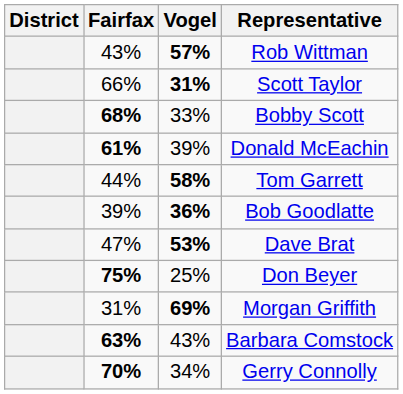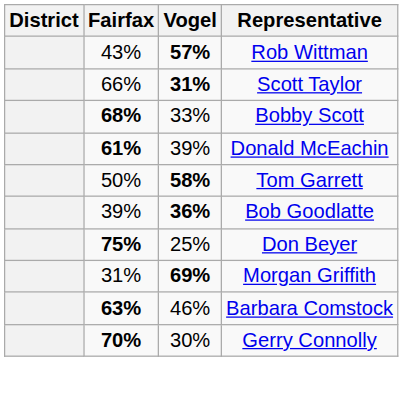(121, 180) 44% -> (121, 180) 50%
- row: (310, 244)
(190, 340) 43% -> (190, 308) 46%
(190, 372) 34% -> (190, 340) 30%
